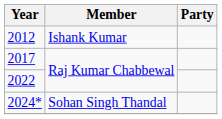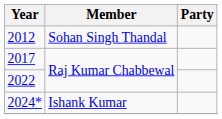(88, 37) Ishank Kumar -> (107, 37) Sohan Singh Thandal
(107, 102) Sohan Singh Thandal -> (88, 102) Ishank Kumar
